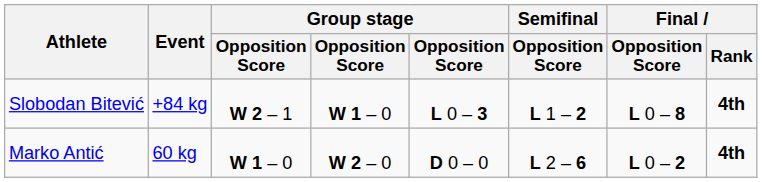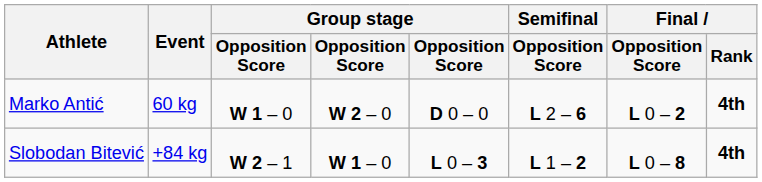rows swapped: (56, 153) <-> (76, 104)
